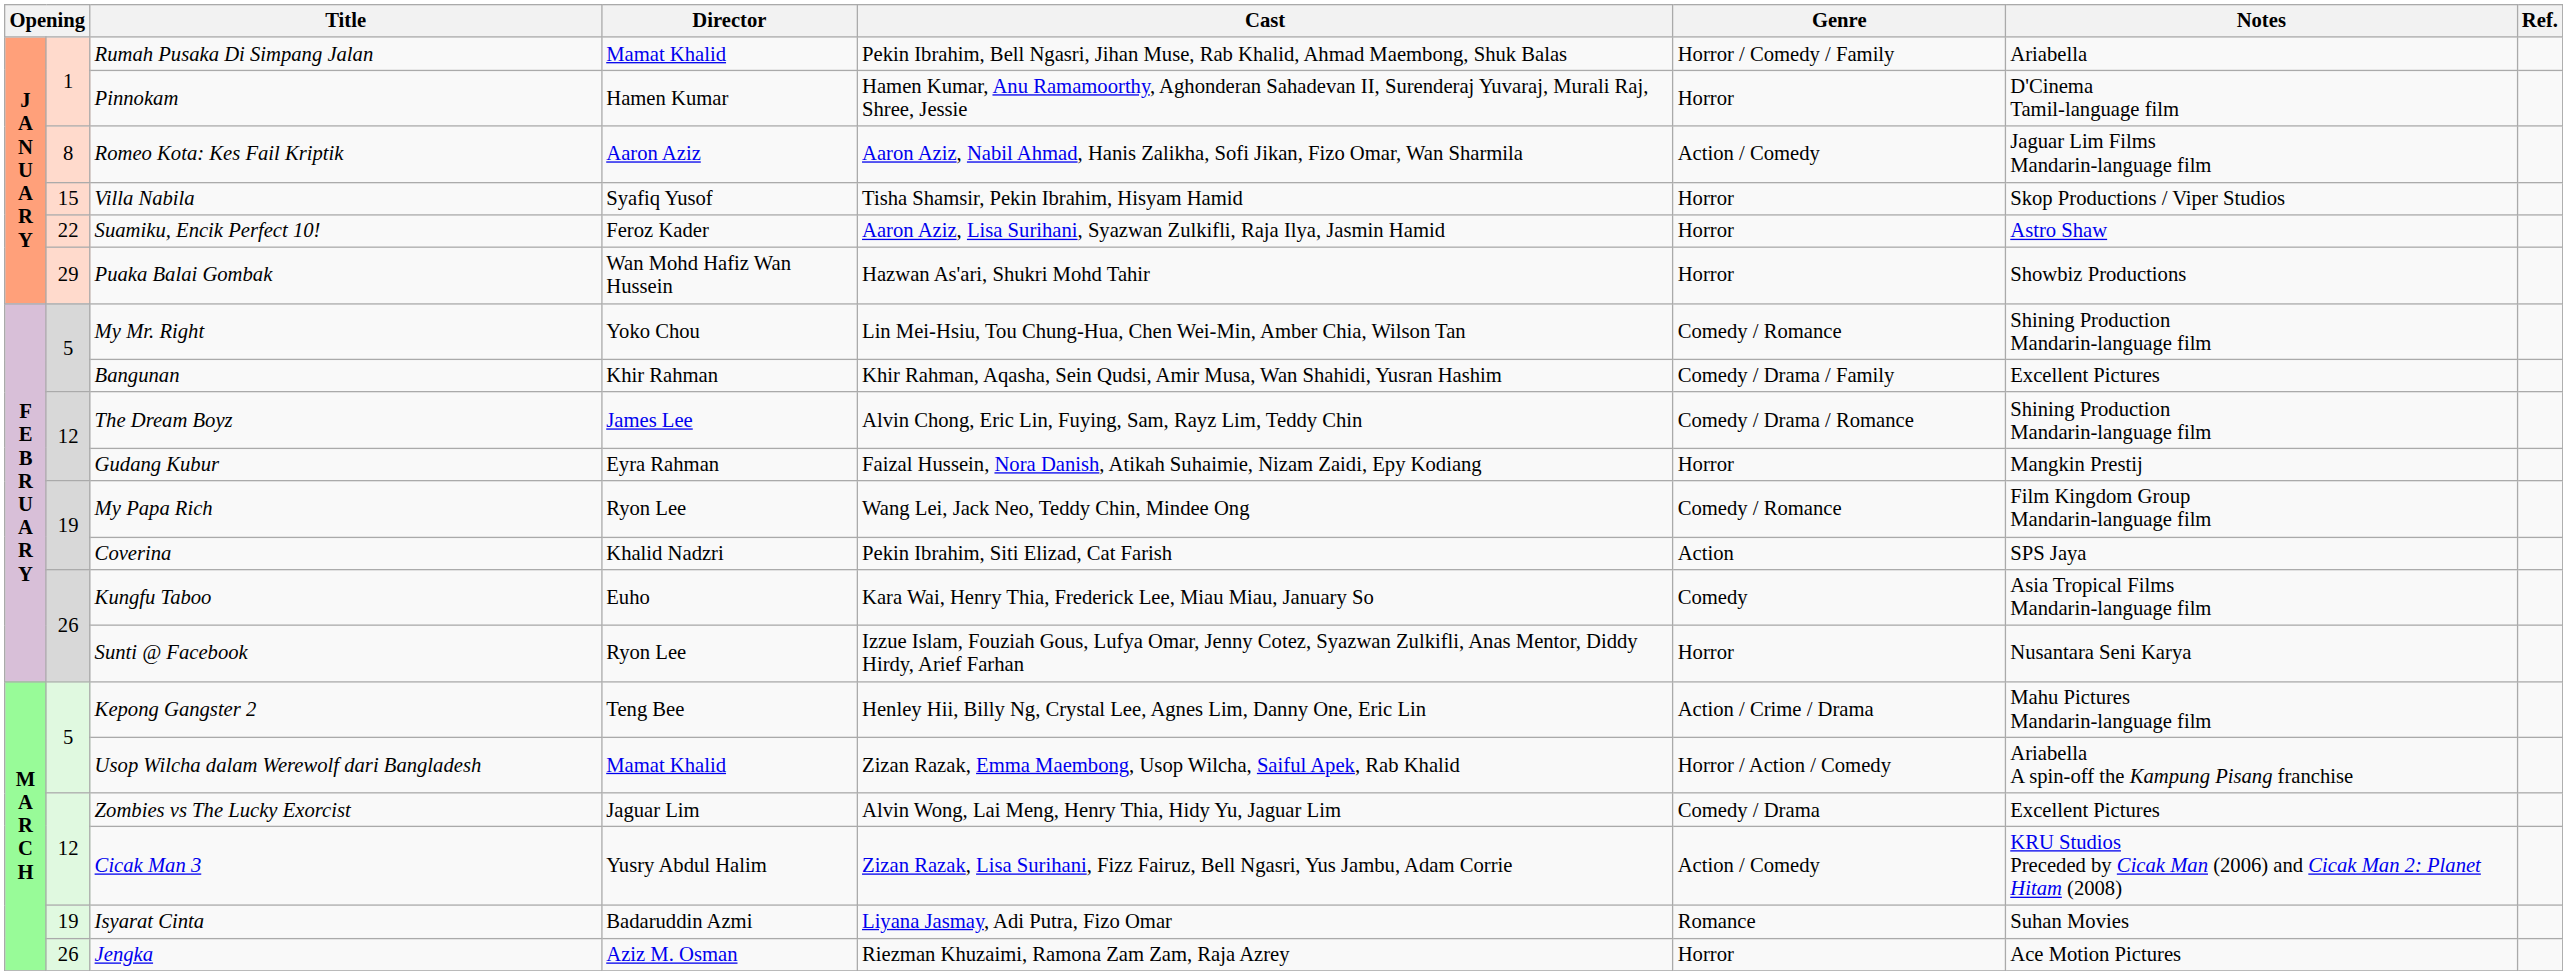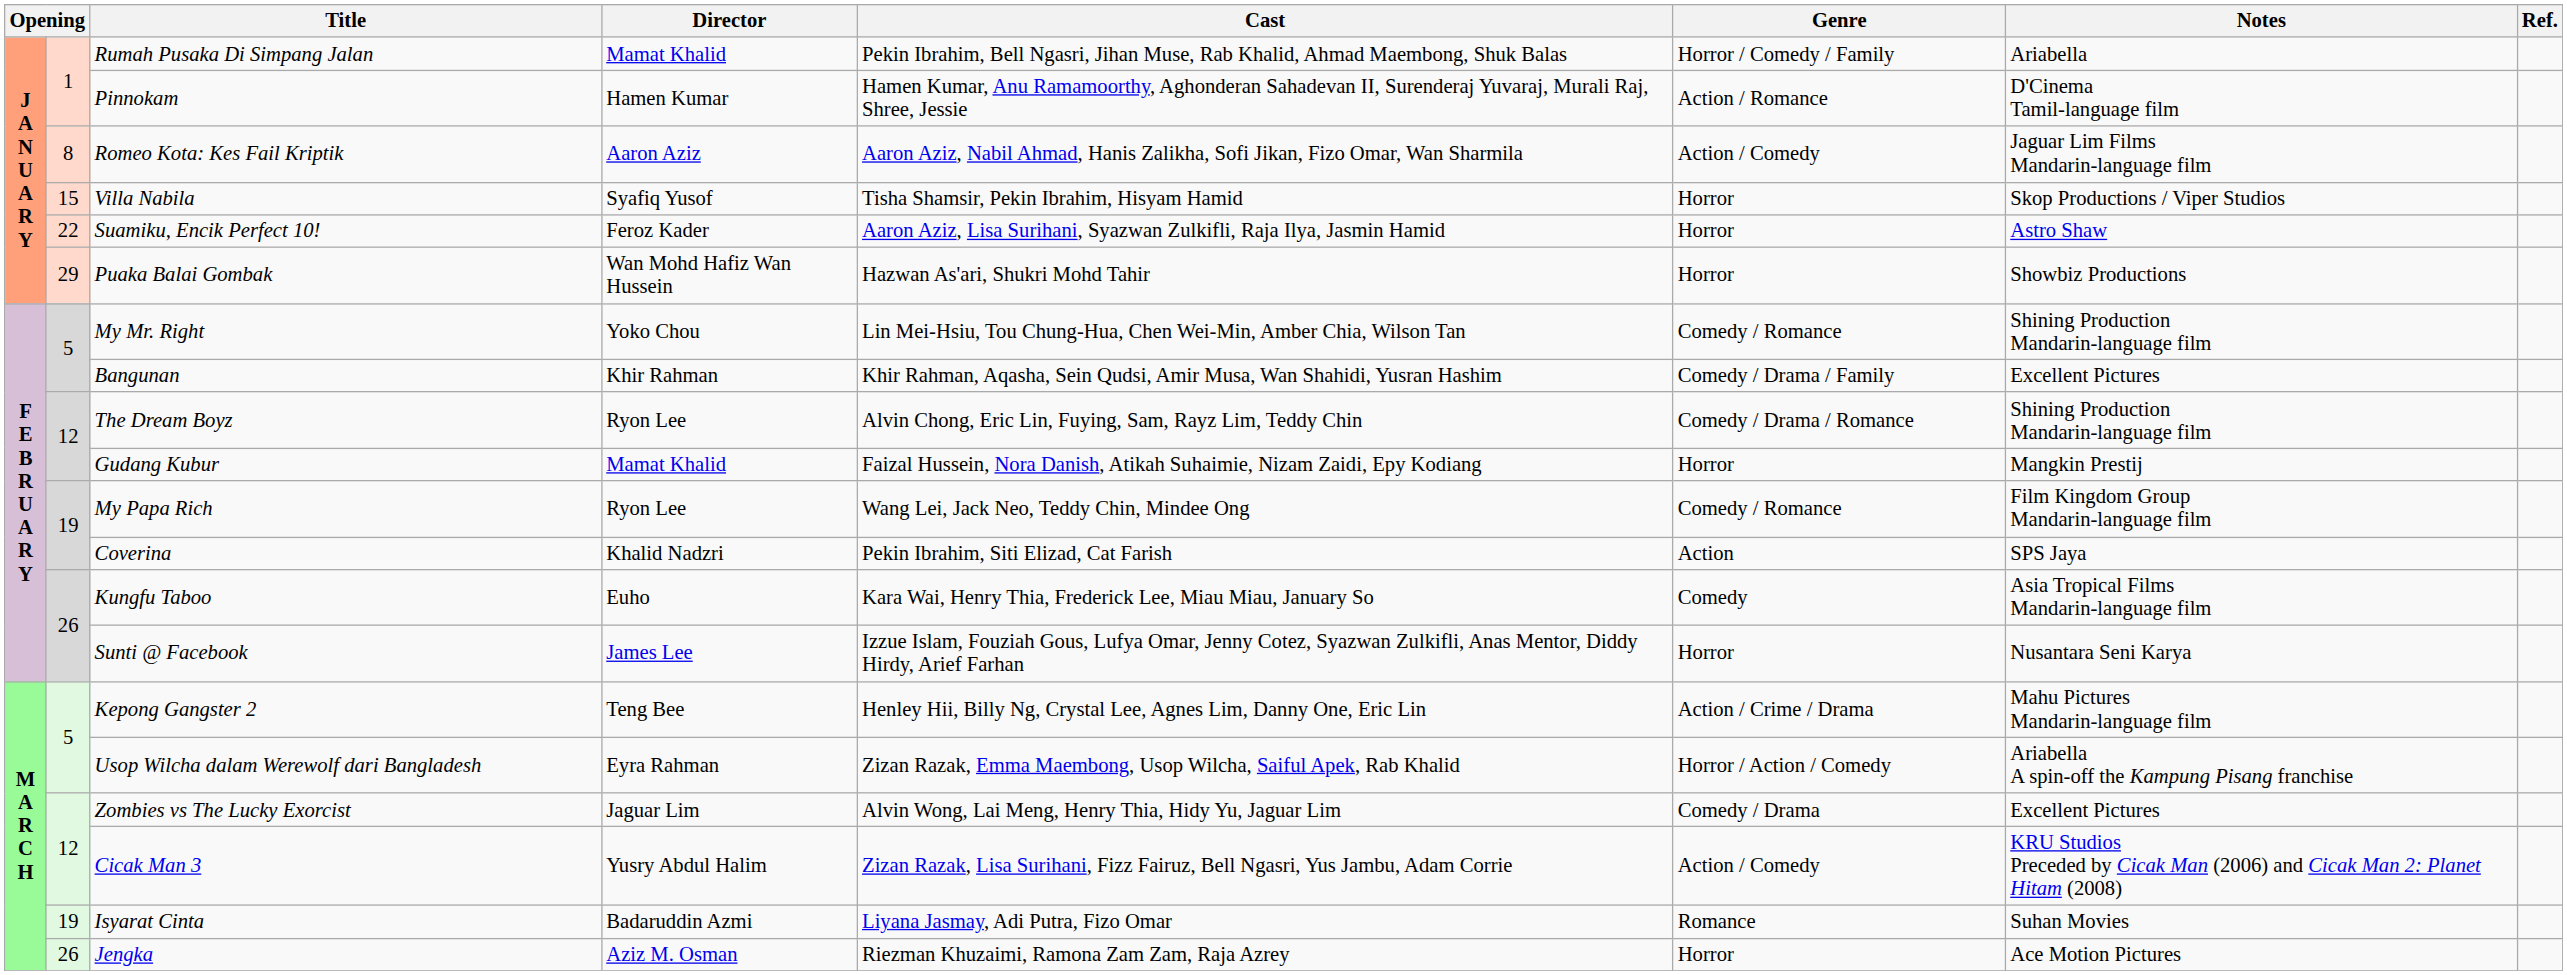(1706, 97) Horror -> (1753, 97) Action / Romance
(649, 419) James Lee -> (646, 419) Ryon Lee
(663, 464) Eyra Rahman -> (666, 464) Mamat Khalid
(646, 653) Ryon Lee -> (649, 653) James Lee
(666, 765) Mamat Khalid -> (663, 765) Eyra Rahman
